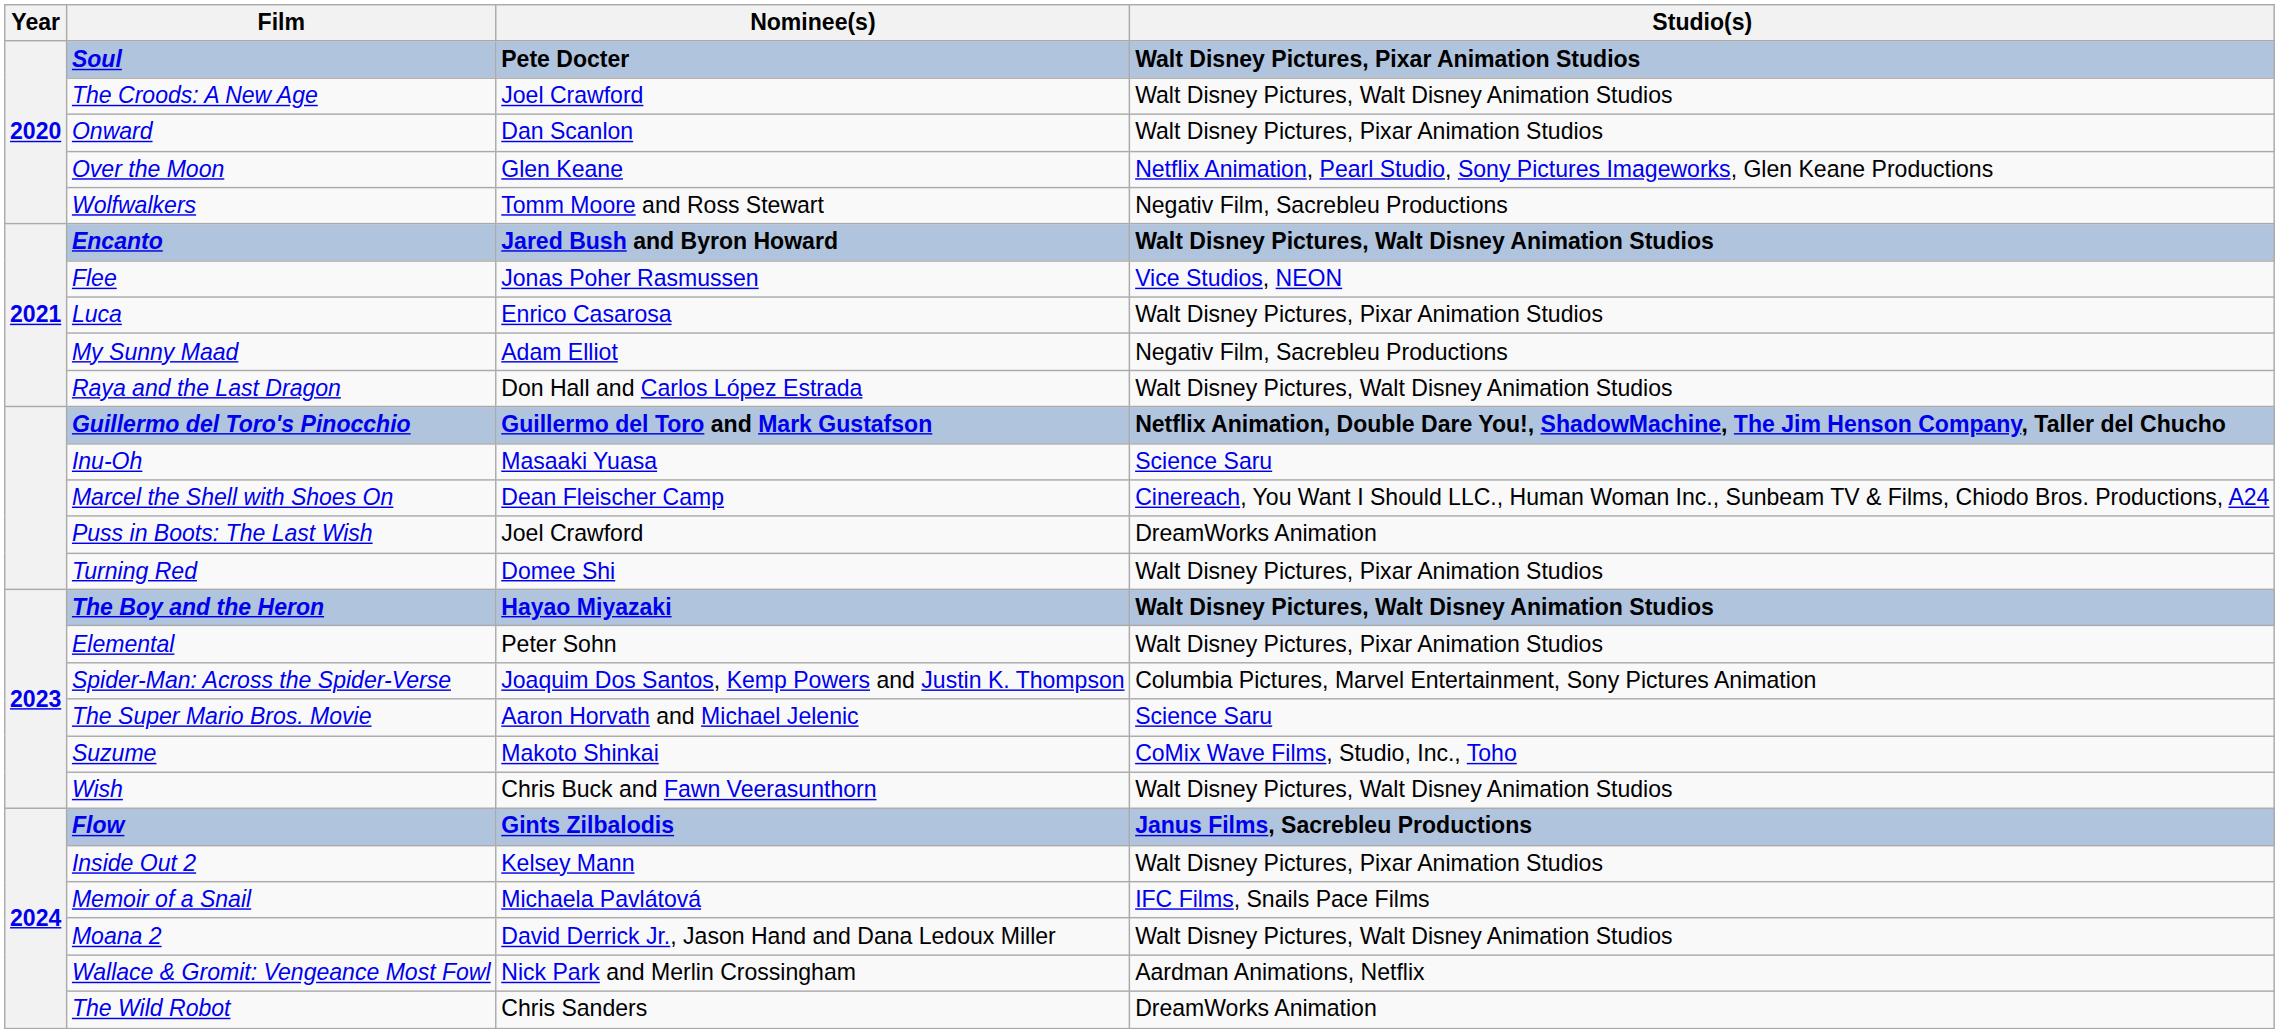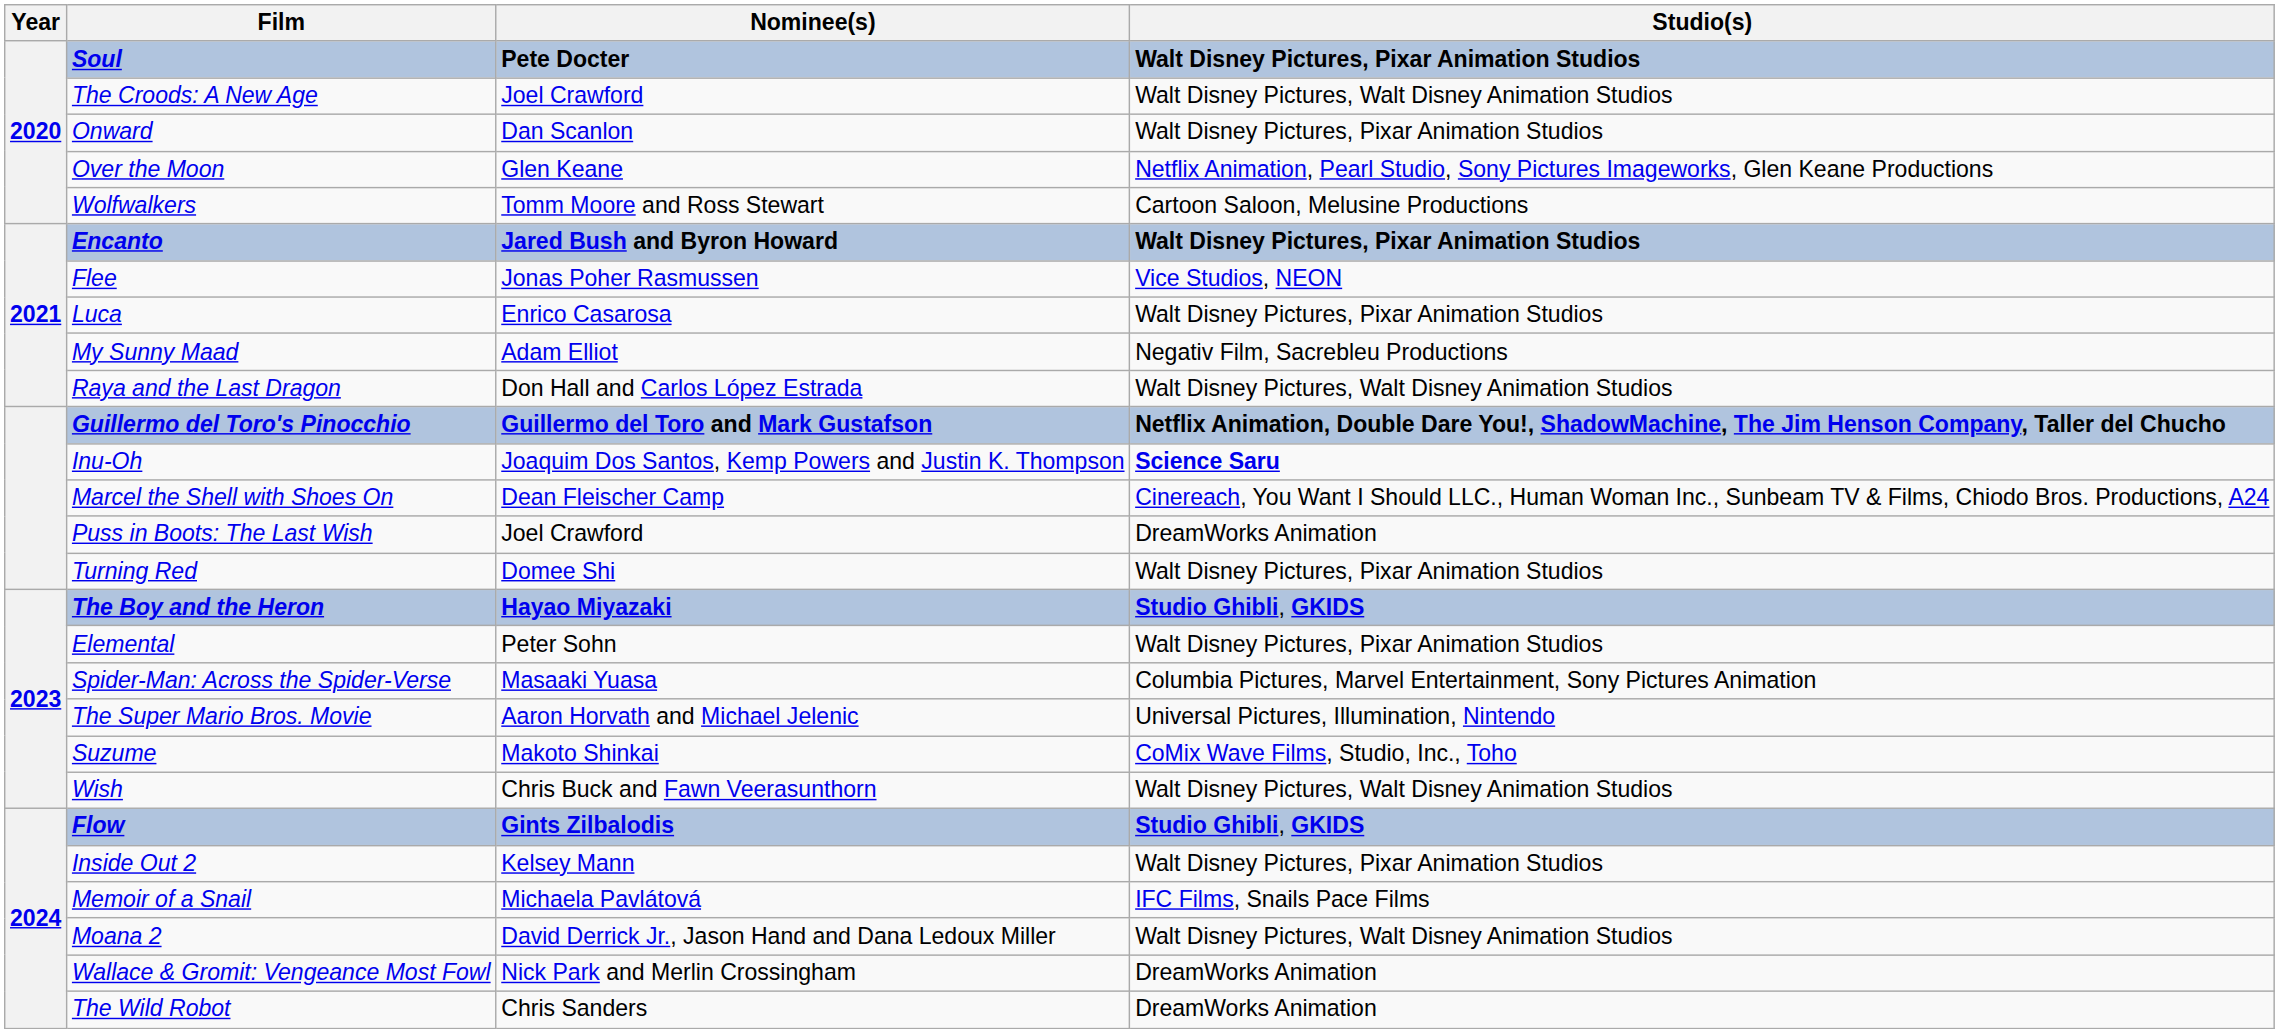(1321, 205) Negativ Film, Sacrebleu Productions -> (1332, 205) Cartoon Saloon, Melusine Productions
(1424, 242) Walt Disney Pictures, Walt Disney Animation Studios -> (1388, 242) Walt Disney Pictures, Pixar Animation Studios
(579, 461) Masaaki Yuasa -> (813, 461) Joaquim Dos Santos, Kemp Powers and Justin K. Thompson
(1204, 461) normal -> (1208, 461) bold
(1424, 607) Walt Disney Pictures, Walt Disney Animation Studios -> (1250, 607) Studio Ghibli, GKIDS
(813, 680) Joaquim Dos Santos, Kemp Powers and Justin K. Thompson -> (579, 680) Masaaki Yuasa
(1204, 717) Science Saru -> (1345, 717) Universal Pictures, Illumination, Nintendo
(1334, 826) Janus Films, Sacrebleu Productions -> (1250, 826) Studio Ghibli, GKIDS
(1280, 972) Aardman Animations, Netflix -> (1256, 972) DreamWorks Animation
